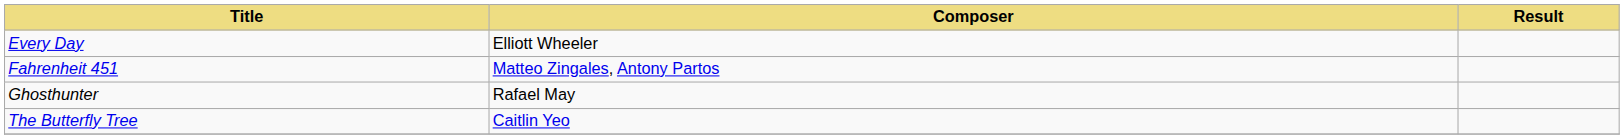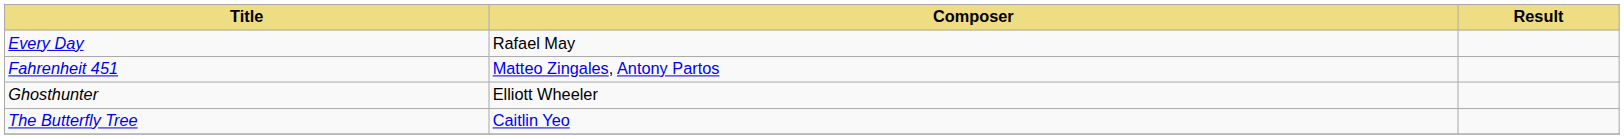(545, 43) Elliott Wheeler -> (534, 43) Rafael May
(534, 95) Rafael May -> (545, 95) Elliott Wheeler
